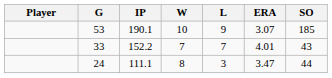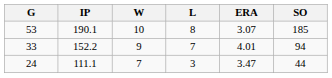- column: (41, 13)
(223, 30) 9 -> (193, 30) 8
(182, 47) 7 -> (139, 47) 9
(306, 47) 43 -> (300, 47) 94
(182, 64) 8 -> (139, 64) 7
